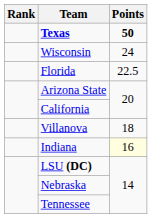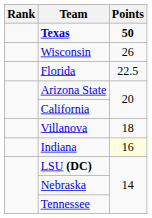(128, 52) 24 -> (128, 52) 26
